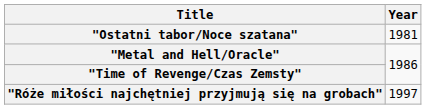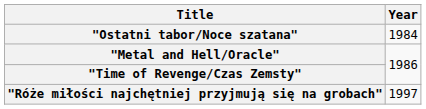(403, 34) 1981 -> (403, 34) 1984
